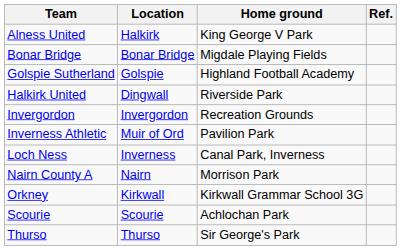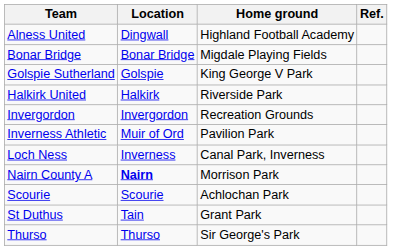(140, 34) Halkirk -> (145, 34) Dingwall
(256, 34) King George V Park -> (277, 34) Highland Football Academy
(277, 74) Highland Football Academy -> (256, 74) King George V Park
(145, 94) Dingwall -> (140, 94) Halkirk
(136, 174) normal -> (137, 174) bold
- row: (28, 194)
+ row: (35, 214)
